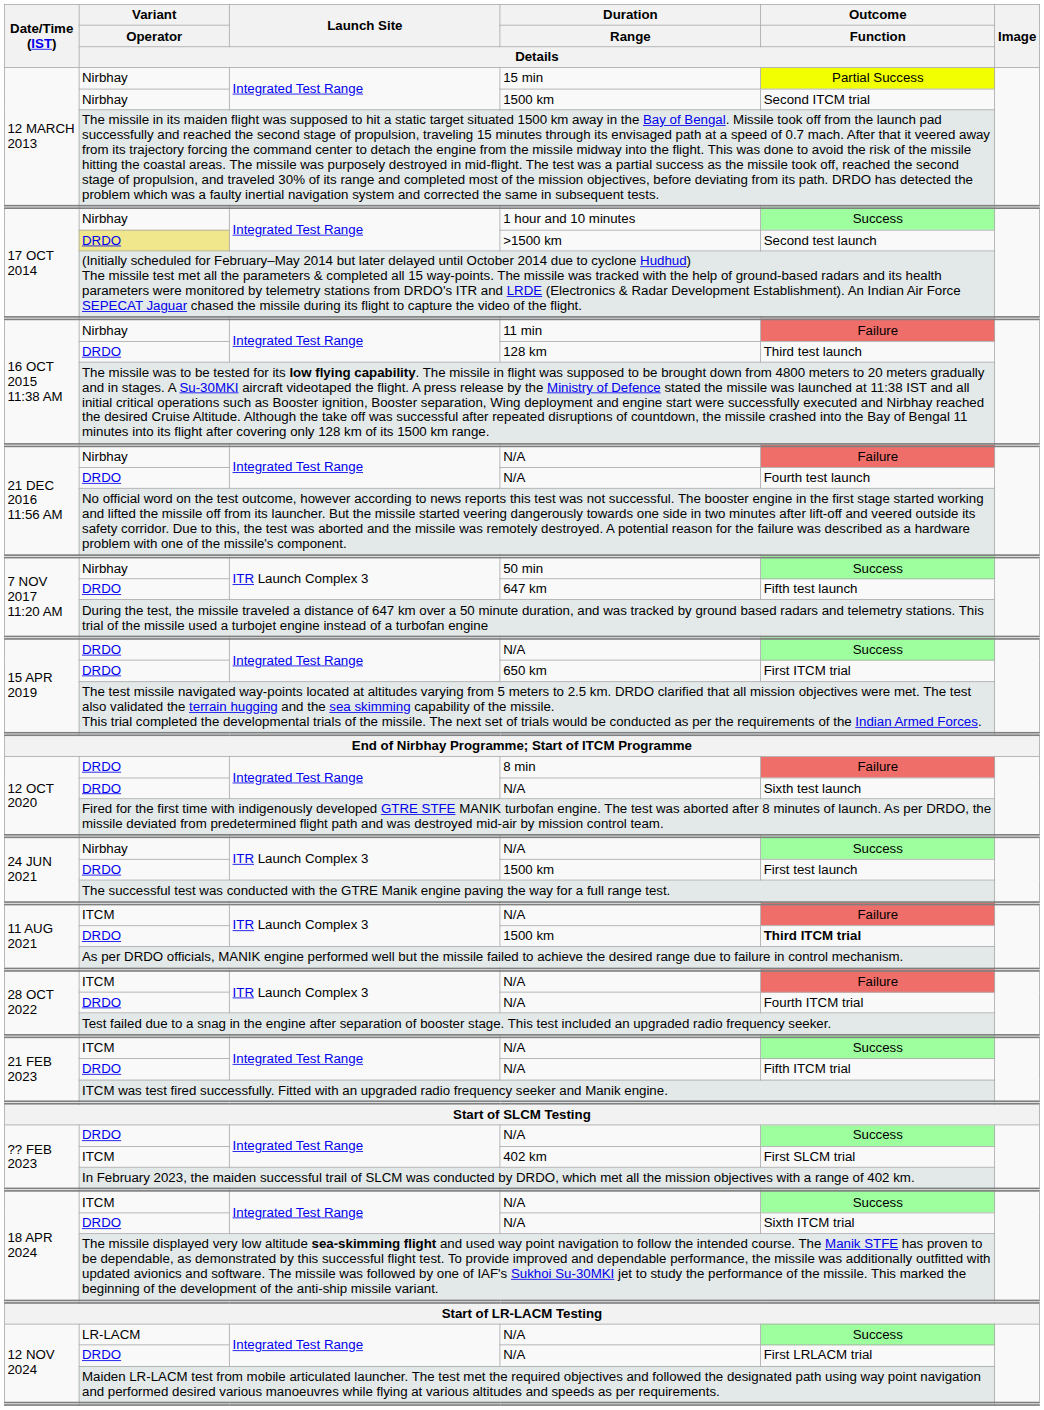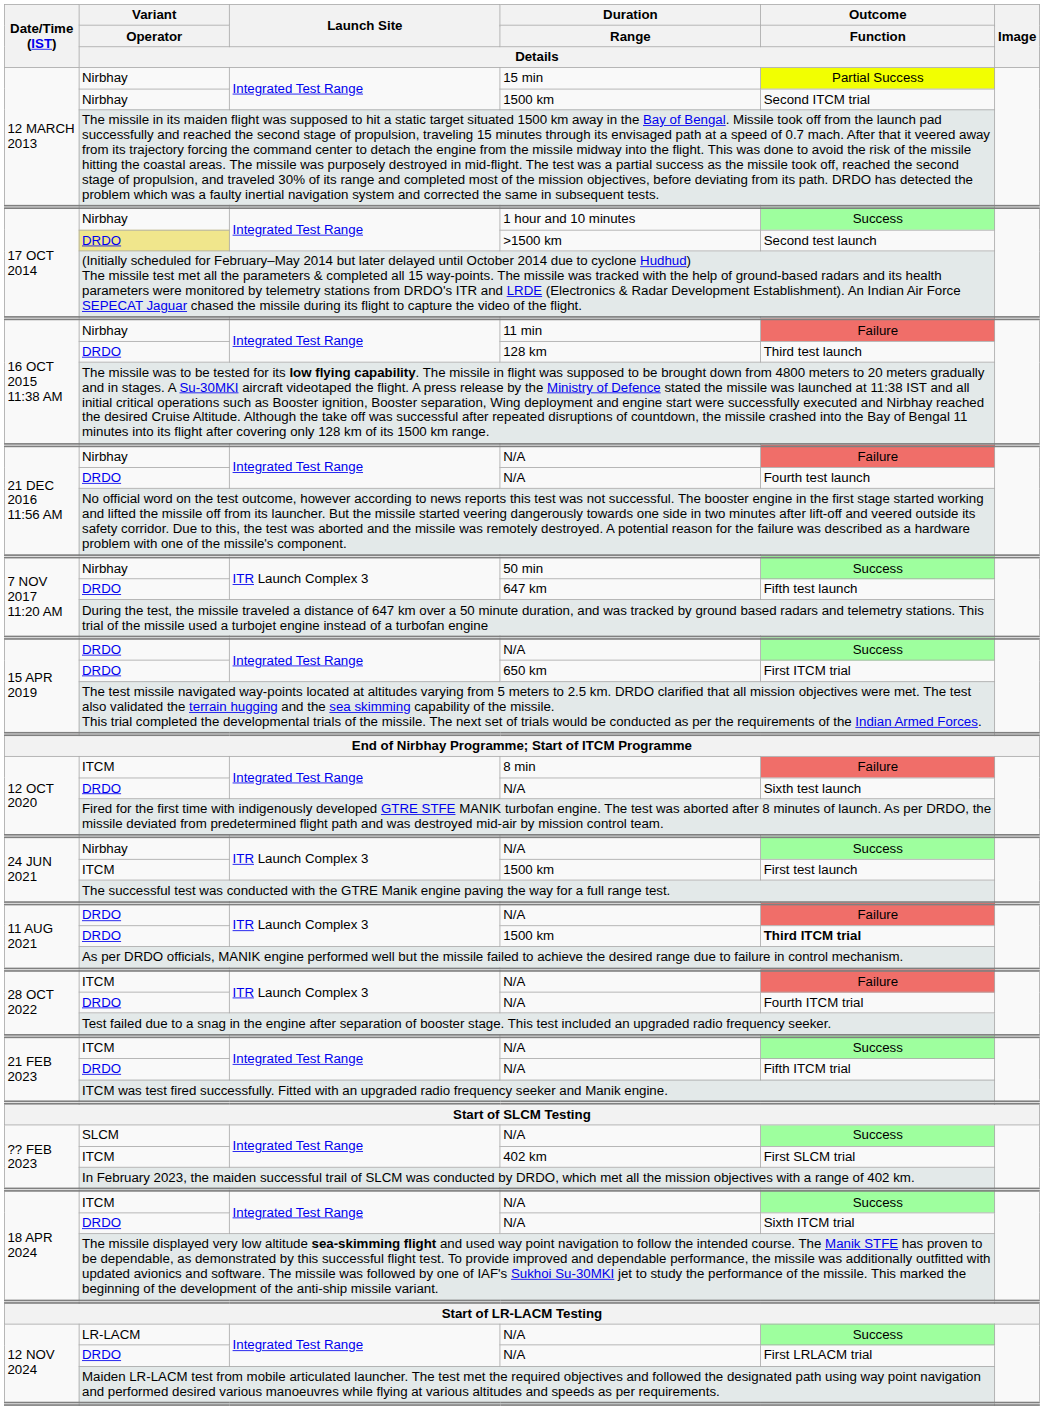(102, 767) DRDO -> (98, 767) ITCM
(102, 869) DRDO -> (98, 869) ITCM
(98, 915) ITCM -> (102, 915) DRDO
(102, 1135) DRDO -> (100, 1135) SLCM
